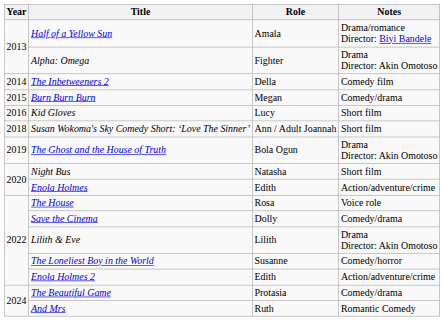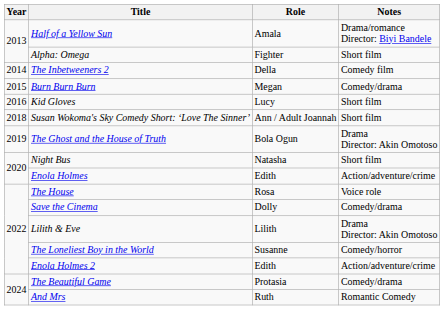(389, 60) Drama Director: Akin Omotoso -> (361, 54) Short film
